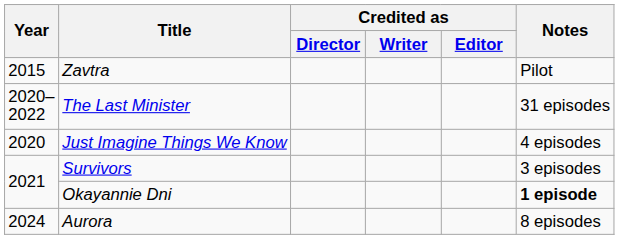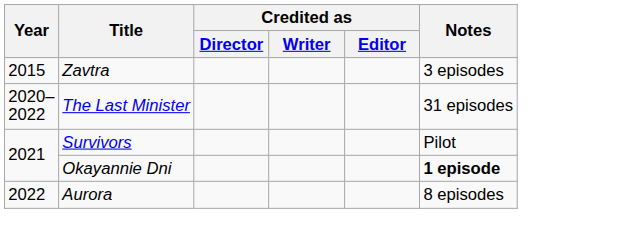(536, 70) Pilot -> (464, 70) 3 episodes
- row: (175, 141)
(560, 168) 3 episodes -> (440, 141) Pilot
(27, 221) 2024 -> (27, 194) 2022
